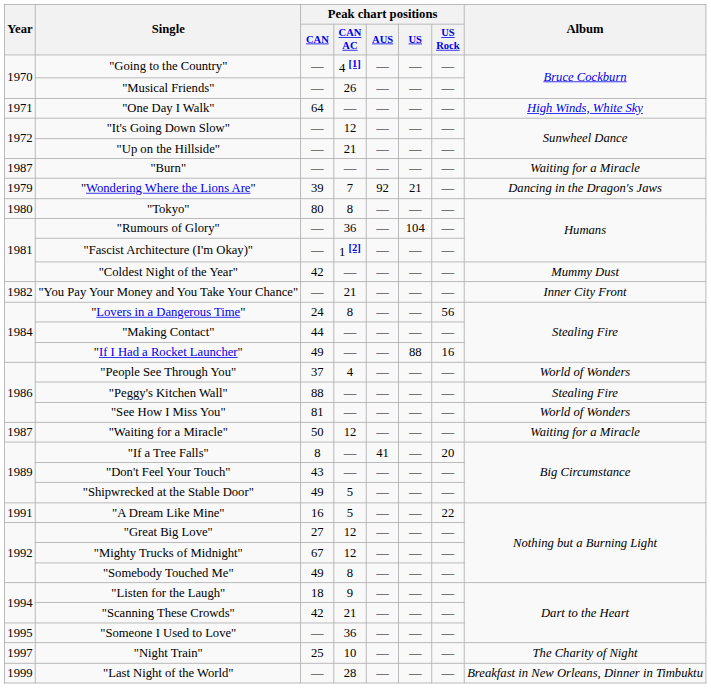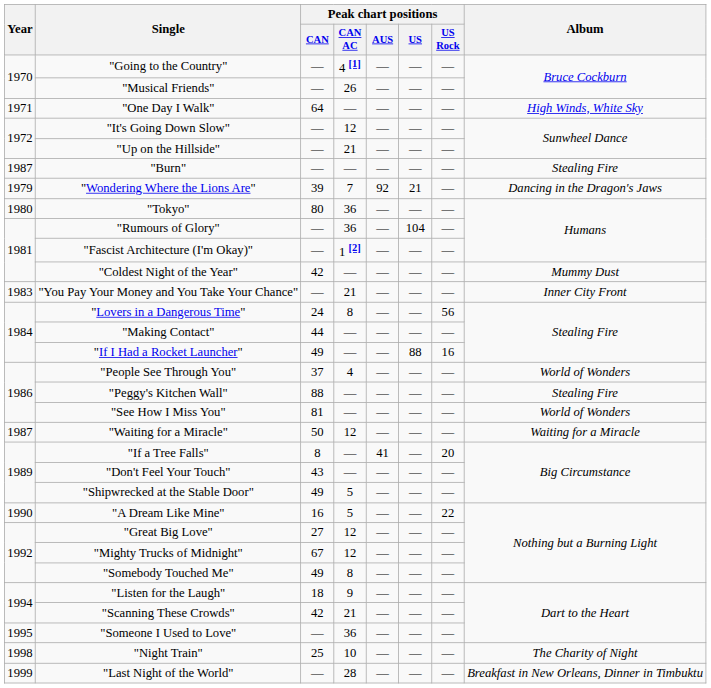(585, 168) Waiting for a Miracle -> (585, 168) Stealing Fire
(350, 208) 8 -> (350, 208) 36
(20, 292) 1982 -> (20, 292) 1983
(20, 512) 1991 -> (20, 512) 1990
(20, 653) 1997 -> (20, 653) 1998
